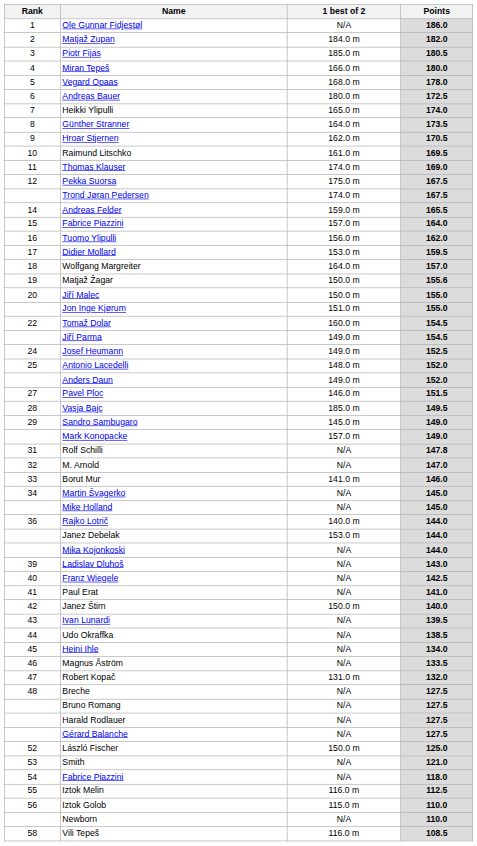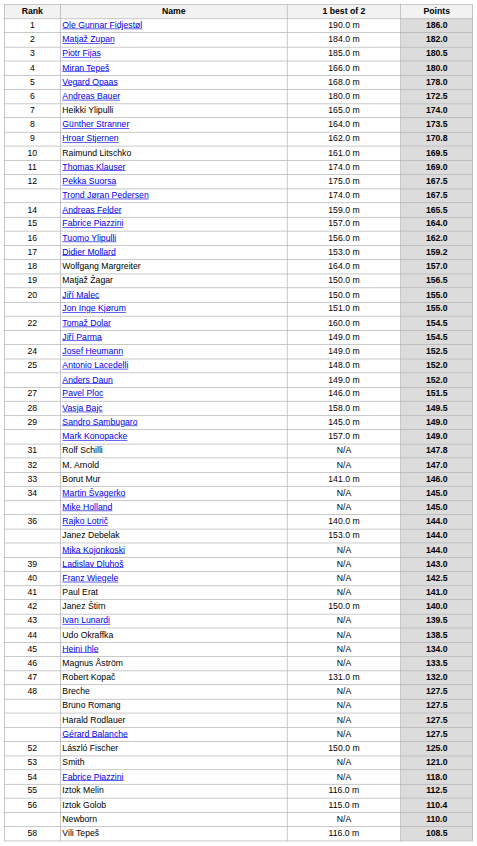(344, 25) N/A -> (344, 25) 190.0 m
(437, 138) 170.5 -> (437, 138) 170.8
(437, 252) 159.5 -> (437, 252) 159.2
(437, 280) 155.6 -> (437, 280) 156.5
(344, 408) 185.0 m -> (344, 408) 158.0 m
(437, 805) 110.0 -> (437, 805) 110.4
